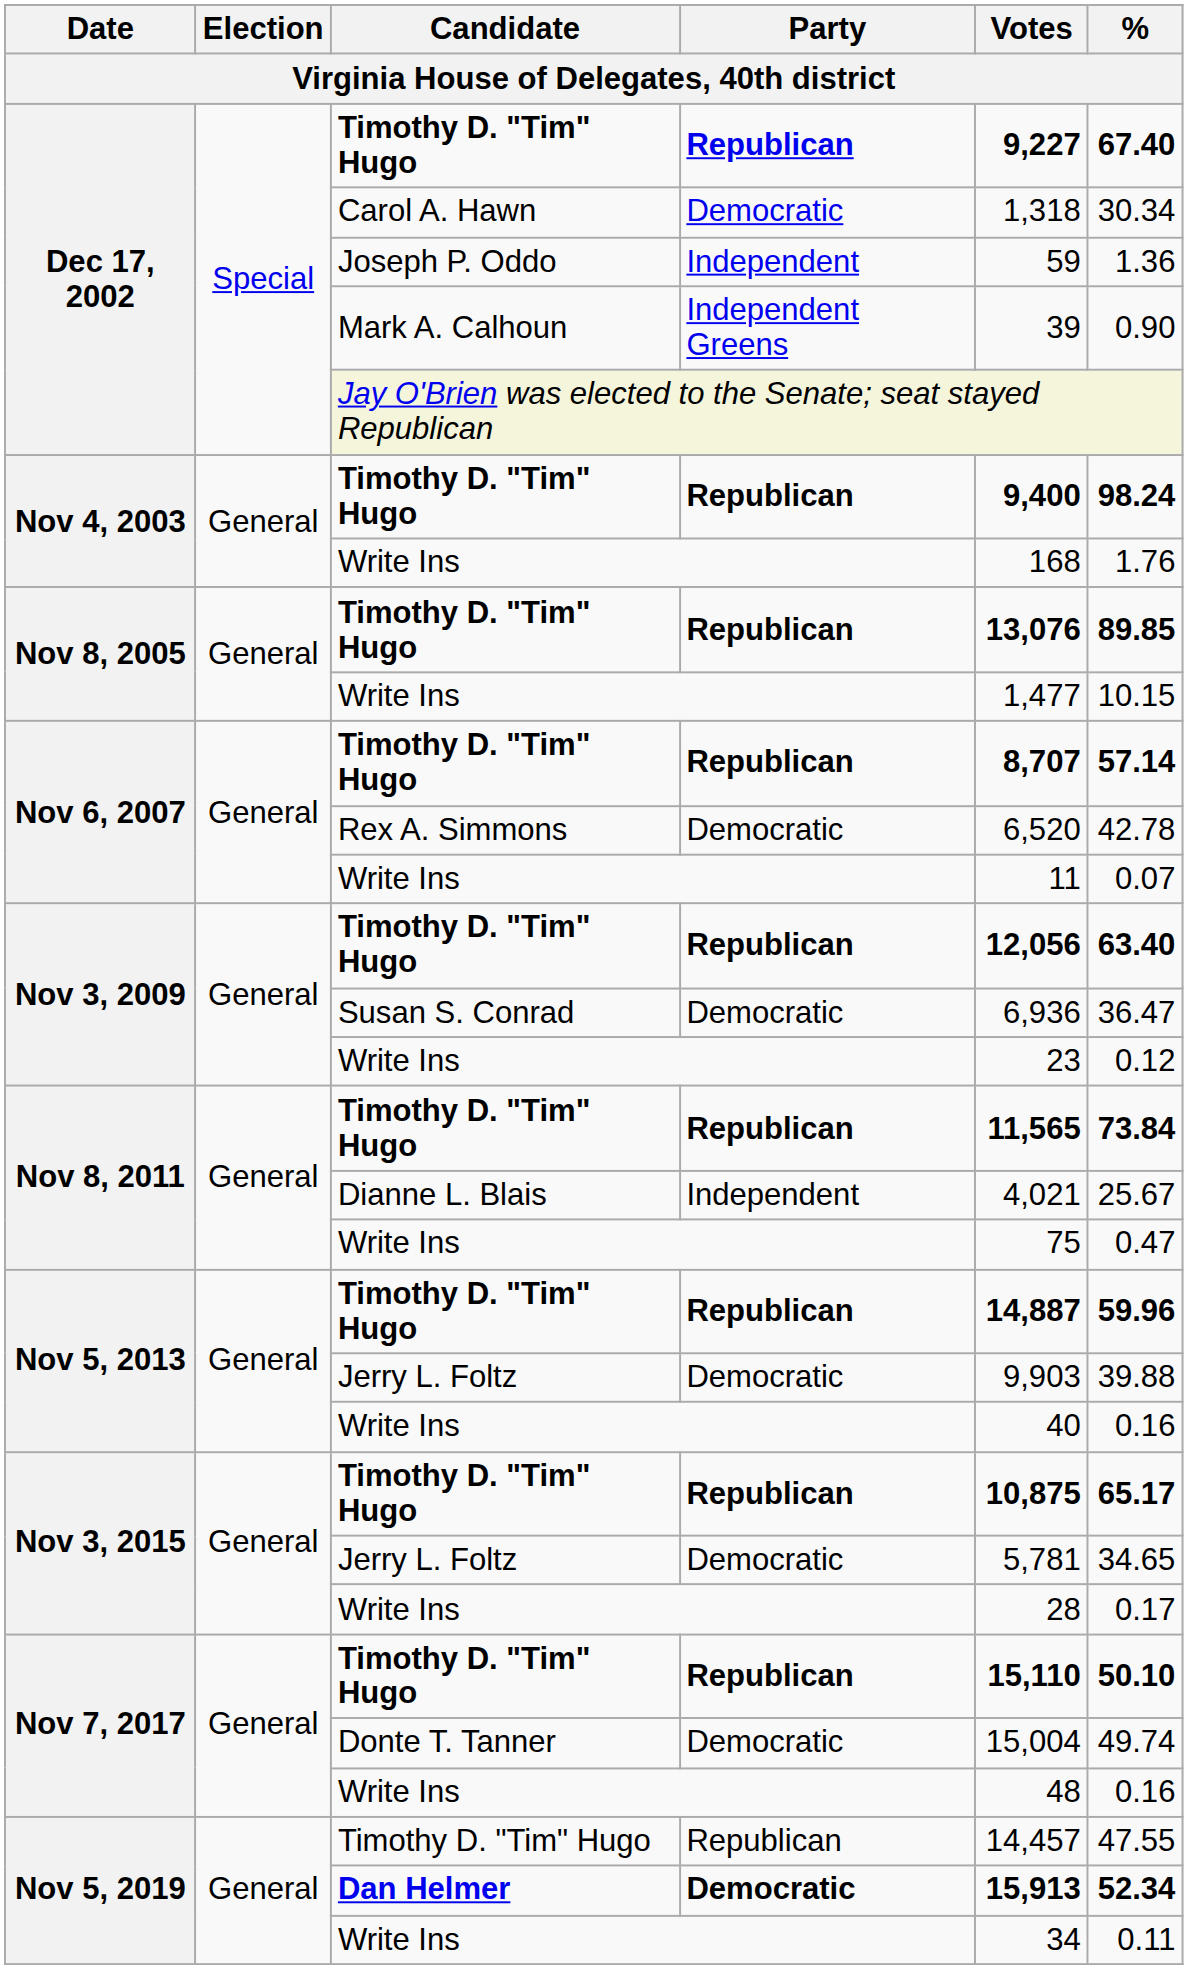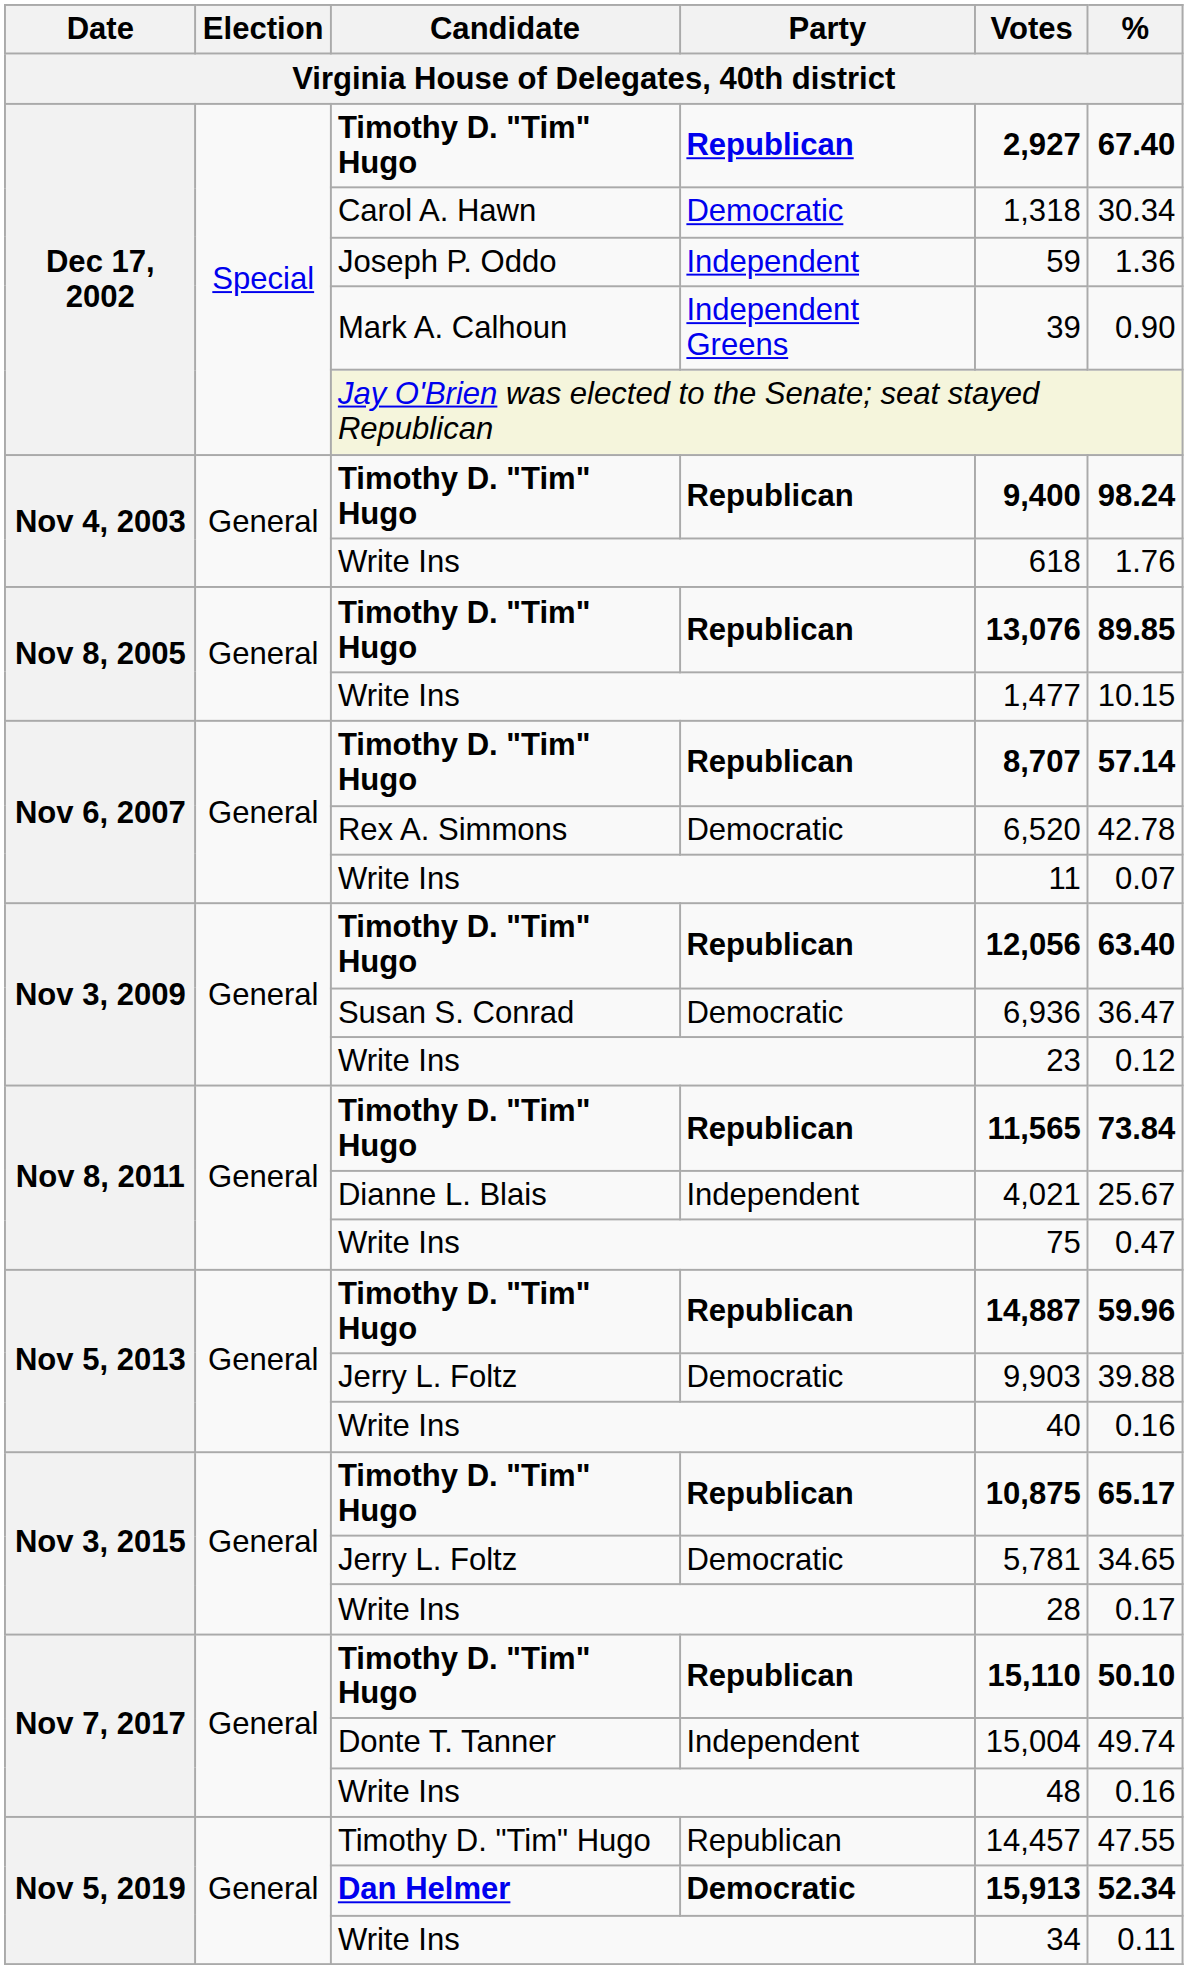(1042, 145) 9,227 -> (1042, 145) 2,927
(1055, 562) 168 -> (1055, 562) 618
(765, 1742) Democratic -> (773, 1742) Independent
